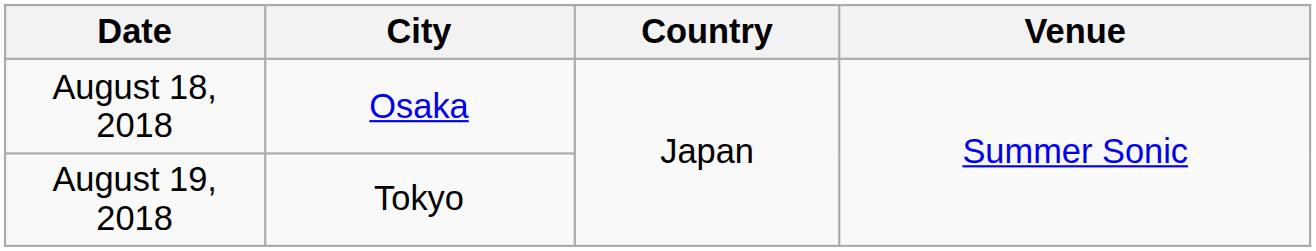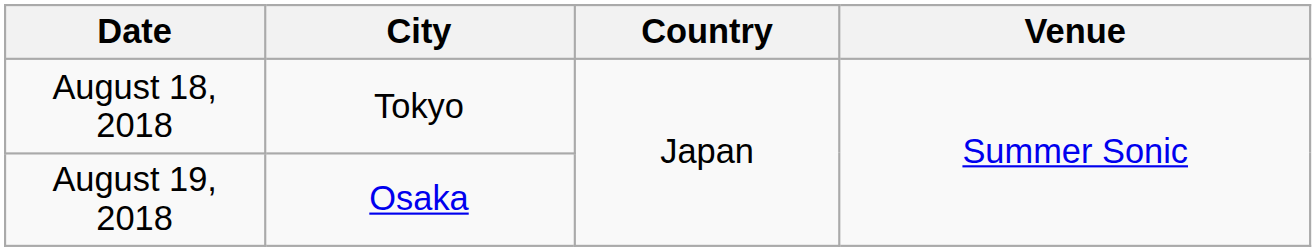(419, 105) Osaka -> (419, 105) Tokyo
(419, 198) Tokyo -> (419, 198) Osaka
